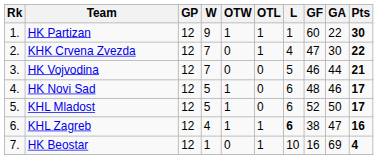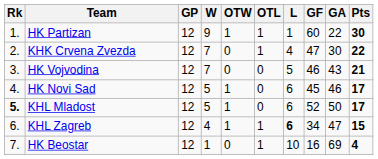(335, 70) 44 -> (335, 70) 43
(313, 88) 48 -> (313, 88) 45
(15, 107) normal -> (15, 107) bold
(313, 126) 38 -> (313, 126) 34
(358, 126) 16 -> (358, 126) 15
